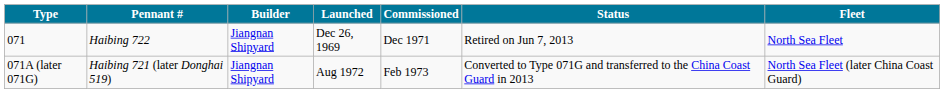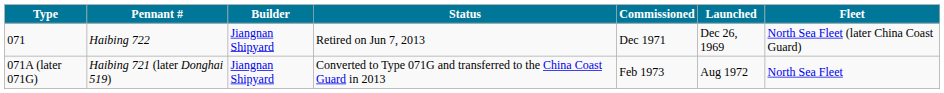columns swapped: (347, 14) <-> (613, 14)
(805, 39) North Sea Fleet -> (850, 39) North Sea Fleet (later China Coast Guard)
(850, 72) North Sea Fleet (later China Coast Guard) -> (805, 72) North Sea Fleet
